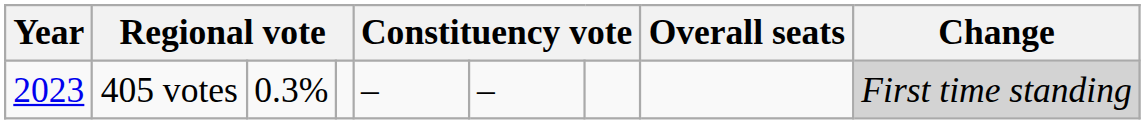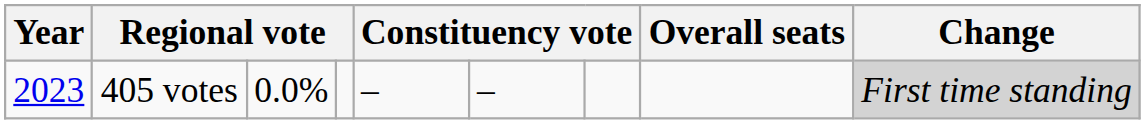(291, 88) 0.3% -> (291, 88) 0.0%
